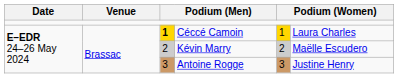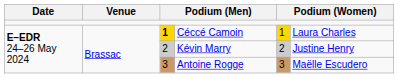(330, 49) Maëlle Escudero -> (323, 49) Justine Henry
(323, 65) Justine Henry -> (330, 65) Maëlle Escudero
